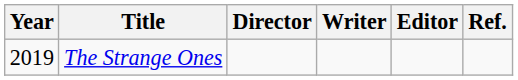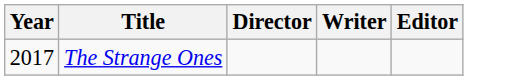- column: (488, 22)
(32, 57) 2019 -> (32, 57) 2017
